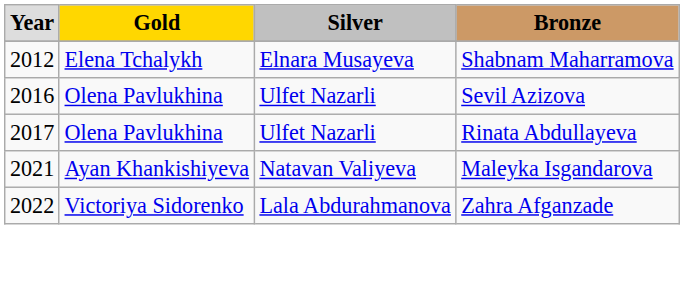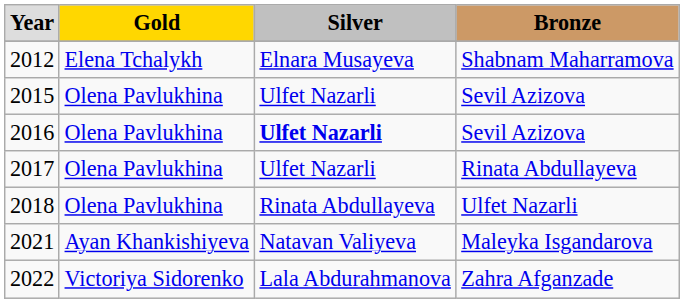+ row: (32, 96)
(318, 96) normal -> (321, 132) bold
+ row: (32, 205)
